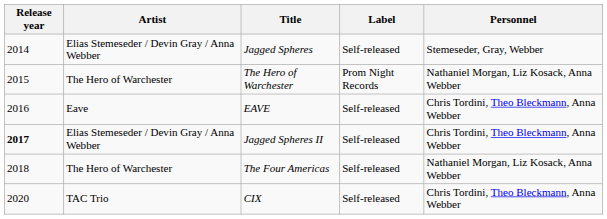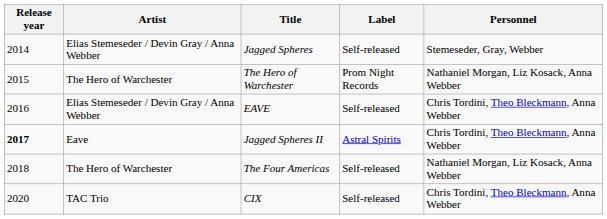(77, 109) Eave -> (150, 109) Elias Stemeseder / Devin Gray / Anna Webber
(150, 139) Elias Stemeseder / Devin Gray / Anna Webber -> (77, 139) Eave
(371, 139) Self-released -> (371, 139) Astral Spirits
